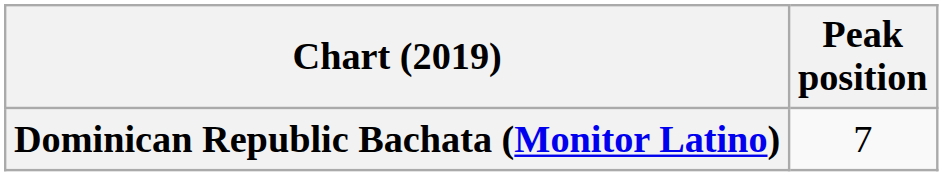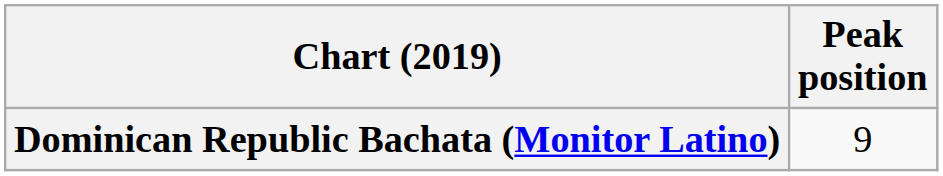(863, 138) 7 -> (863, 138) 9
